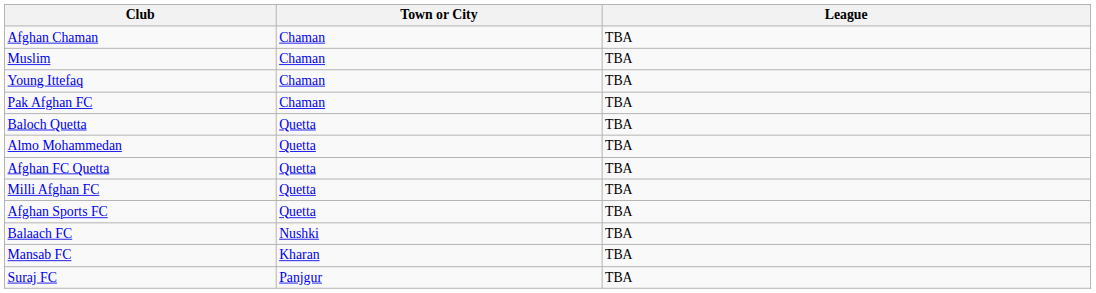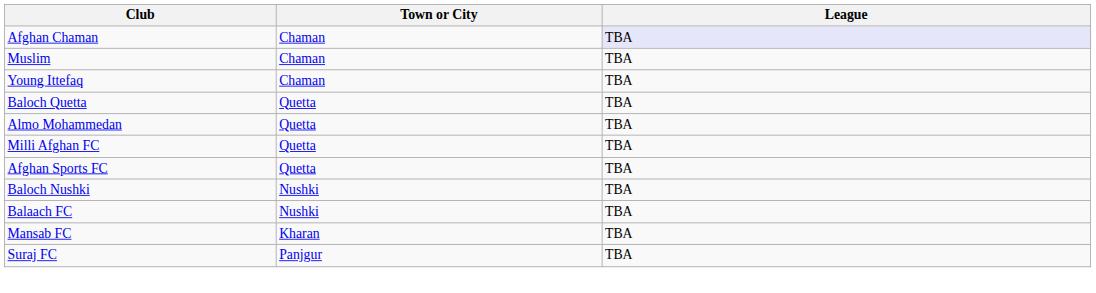(619, 37) no background -> (619, 37) lavender background
- row: (50, 102)
- row: (58, 168)
+ row: (49, 189)
